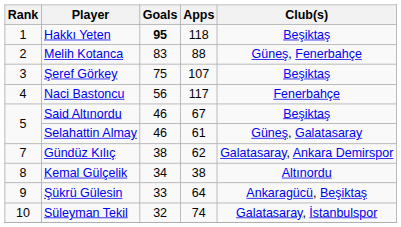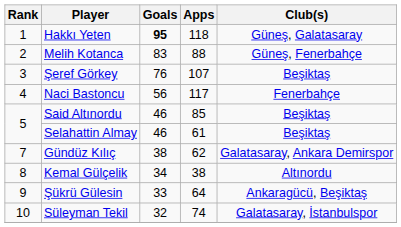(307, 34) Beşiktaş -> (307, 34) Güneş, Galatasaray
(160, 74) 75 -> (160, 74) 76
(199, 113) 67 -> (199, 113) 85
(307, 133) Güneş, Galatasaray -> (307, 133) Beşiktaş
